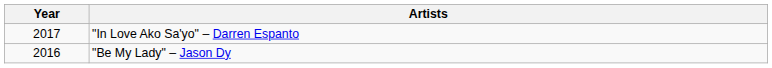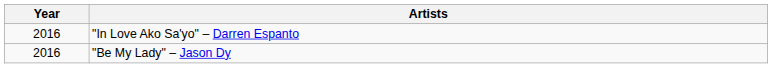(47, 33) 2017 -> (47, 33) 2016
